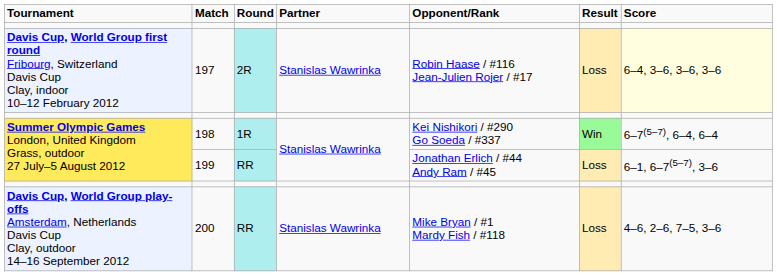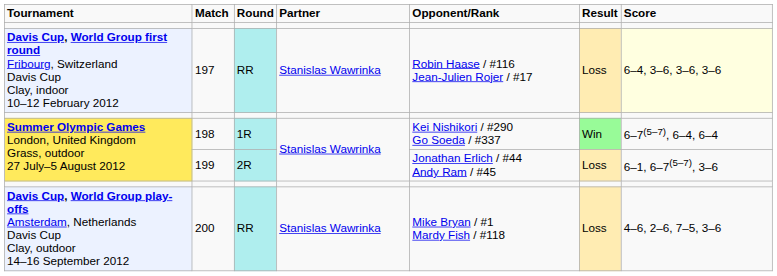(244, 70) 2R -> (245, 70) RR
(245, 165) RR -> (244, 165) 2R
